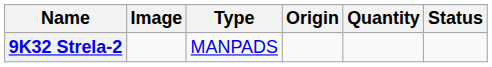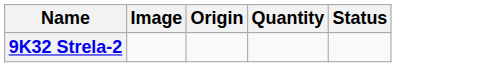- column: (234, 18)
